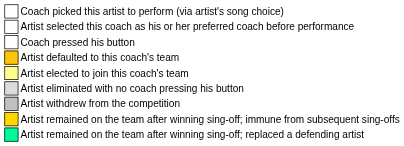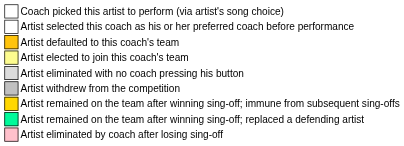- row: (78, 42)
+ row: (122, 135)
